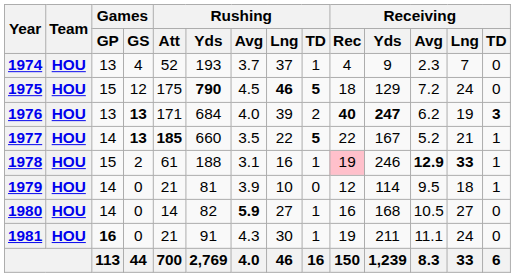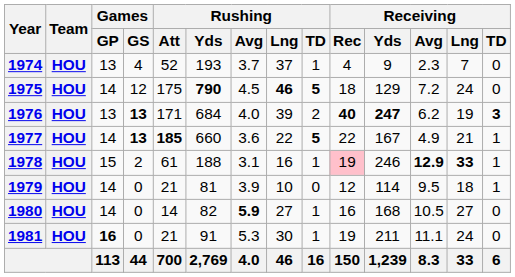(108, 89) 15 -> (108, 89) 14
(249, 138) 3.5 -> (249, 138) 3.6
(429, 138) 5.2 -> (429, 138) 4.9
(249, 235) 4.3 -> (249, 235) 5.3
